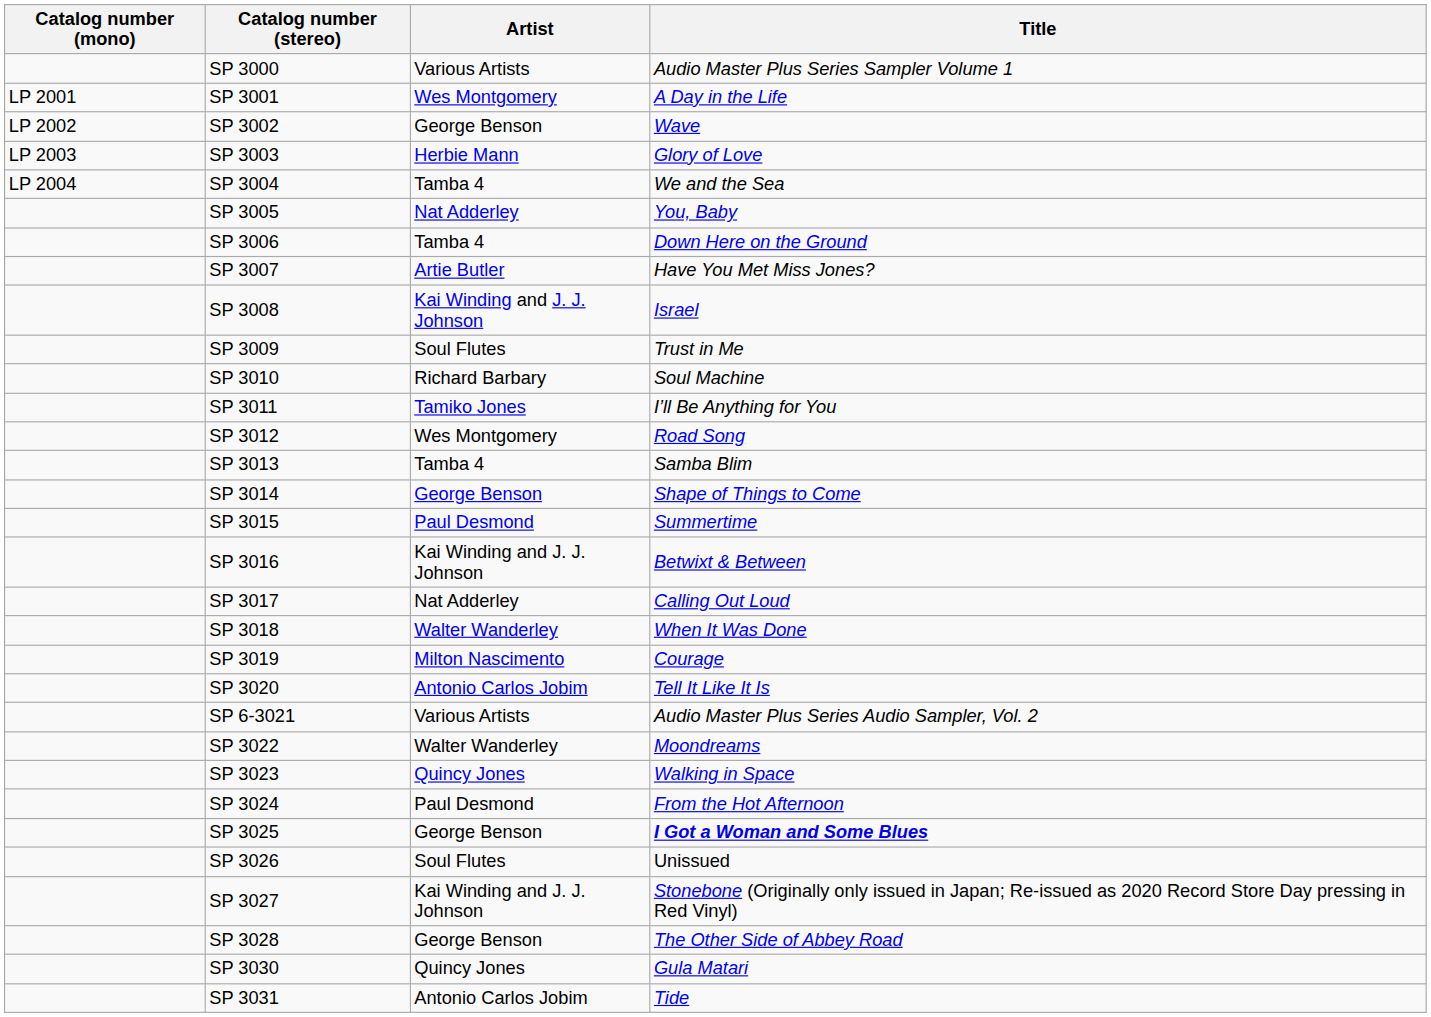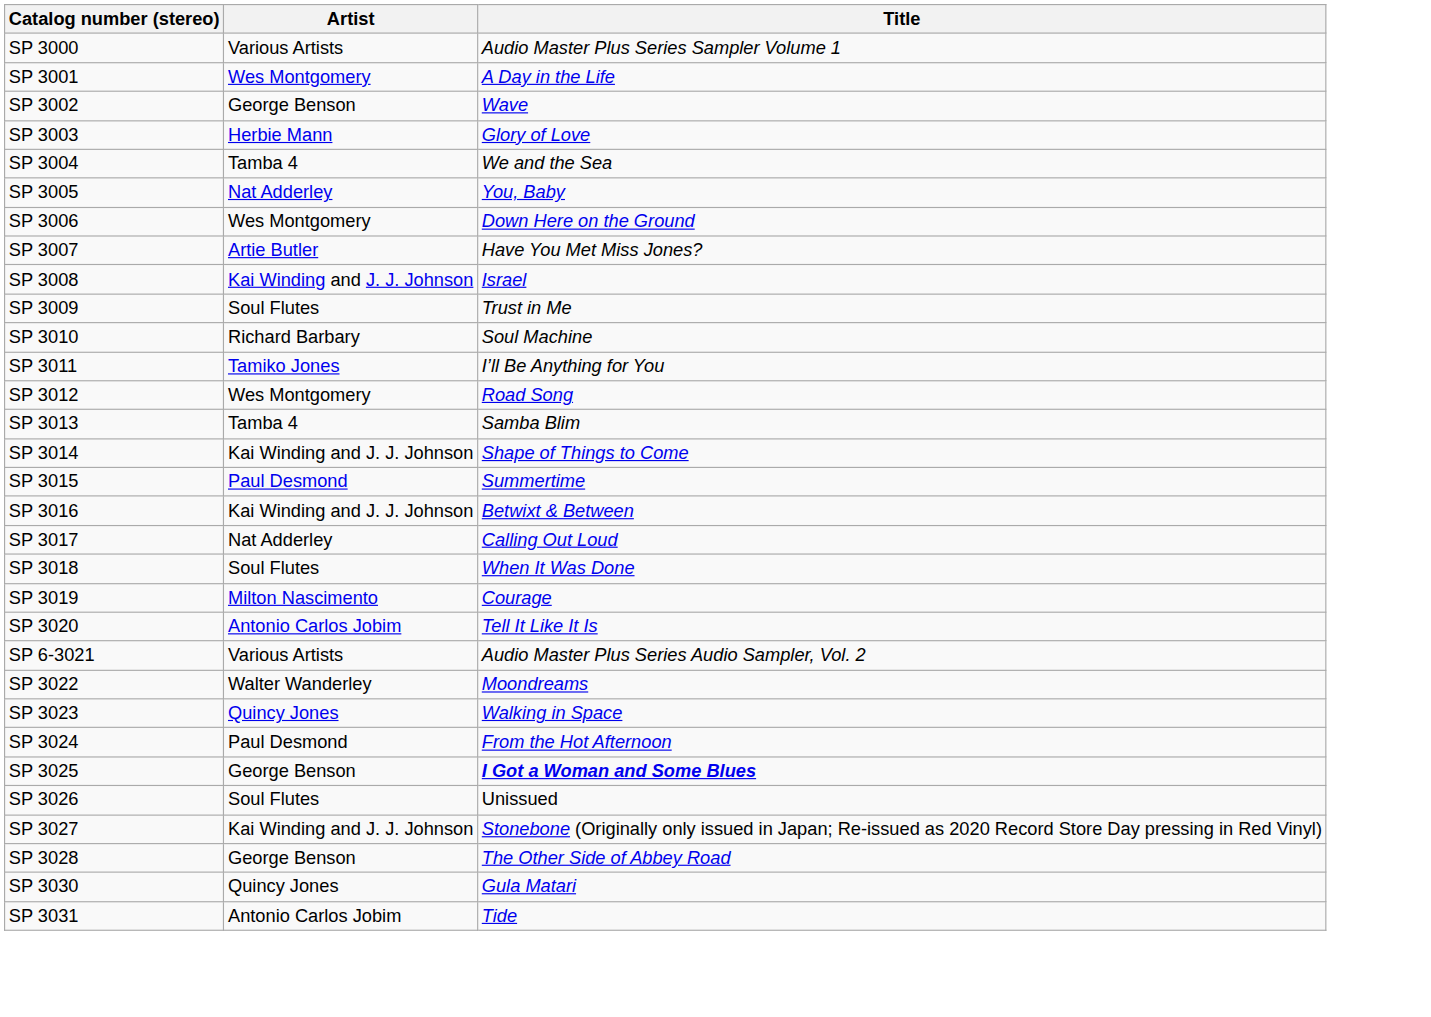- column: (105, 29)
(449, 241) Tamba 4 -> (299, 221) Wes Montgomery
(478, 493) George Benson -> (351, 452) Kai Winding and J. J. Johnson
(486, 630) Walter Wanderley -> (274, 568) Soul Flutes
